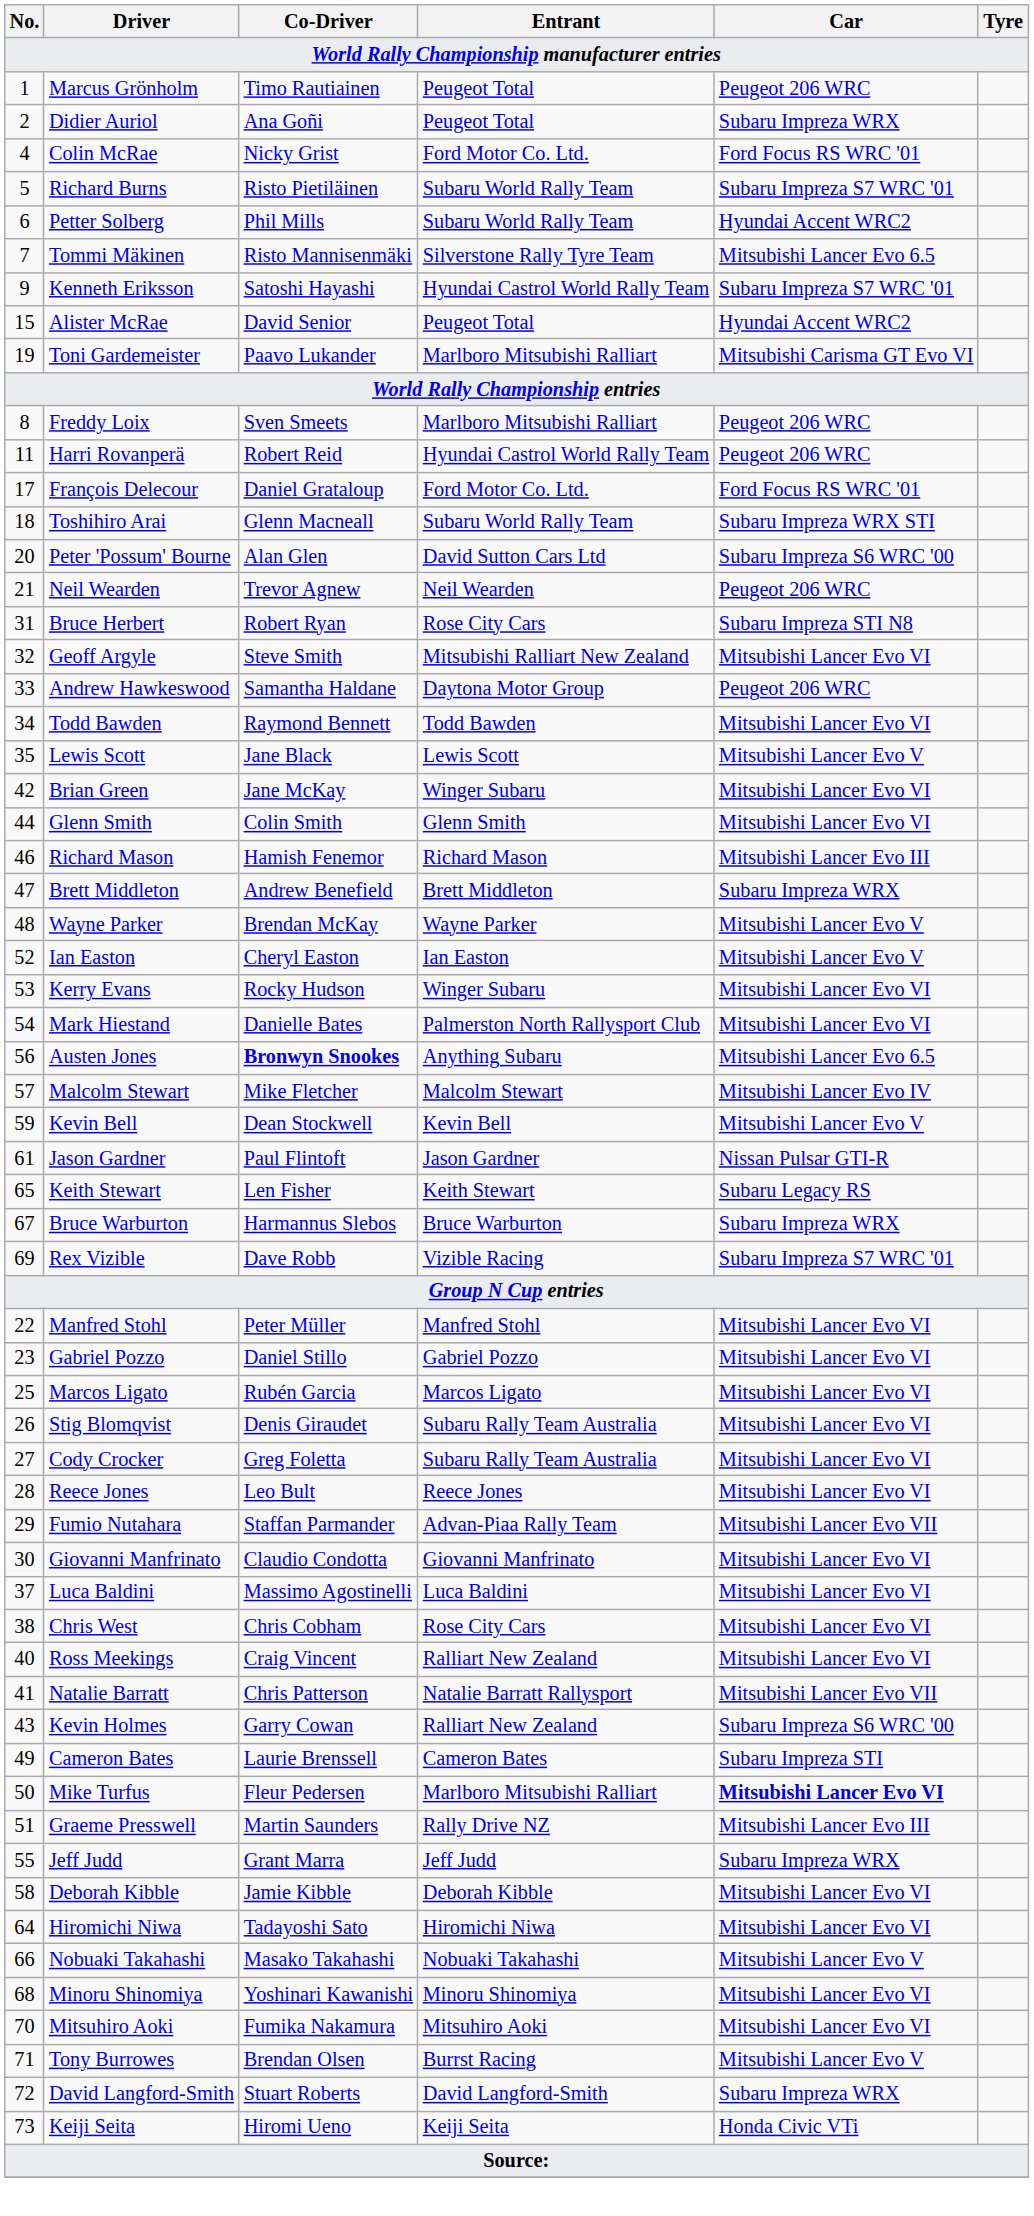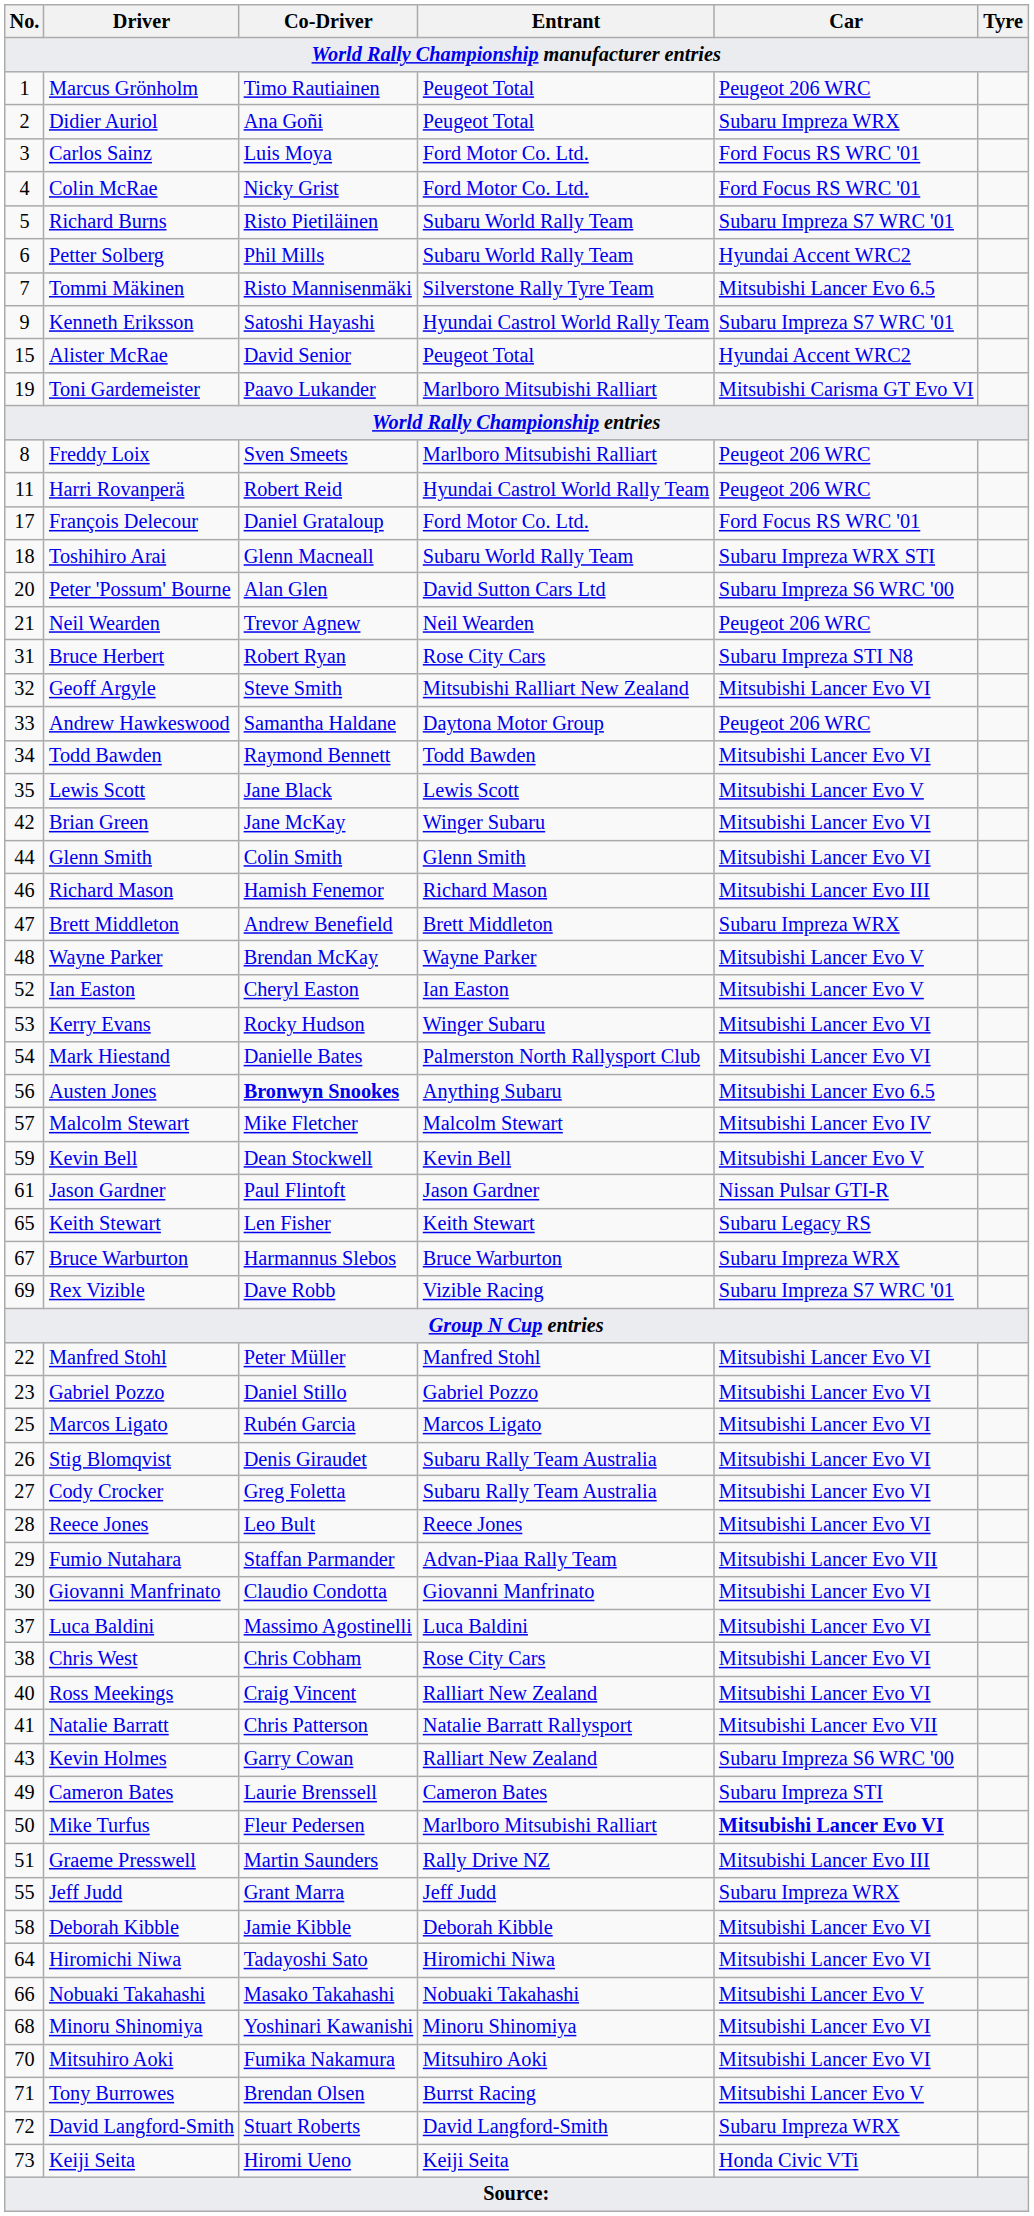+ row: (100, 154)
